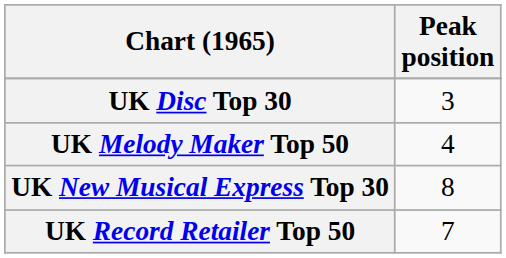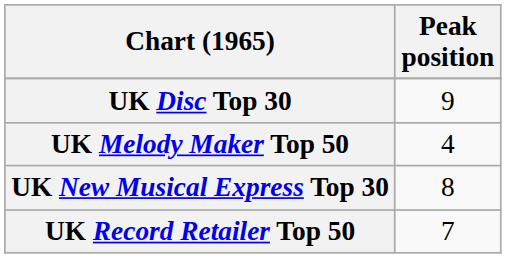(448, 100) 3 -> (448, 100) 9
